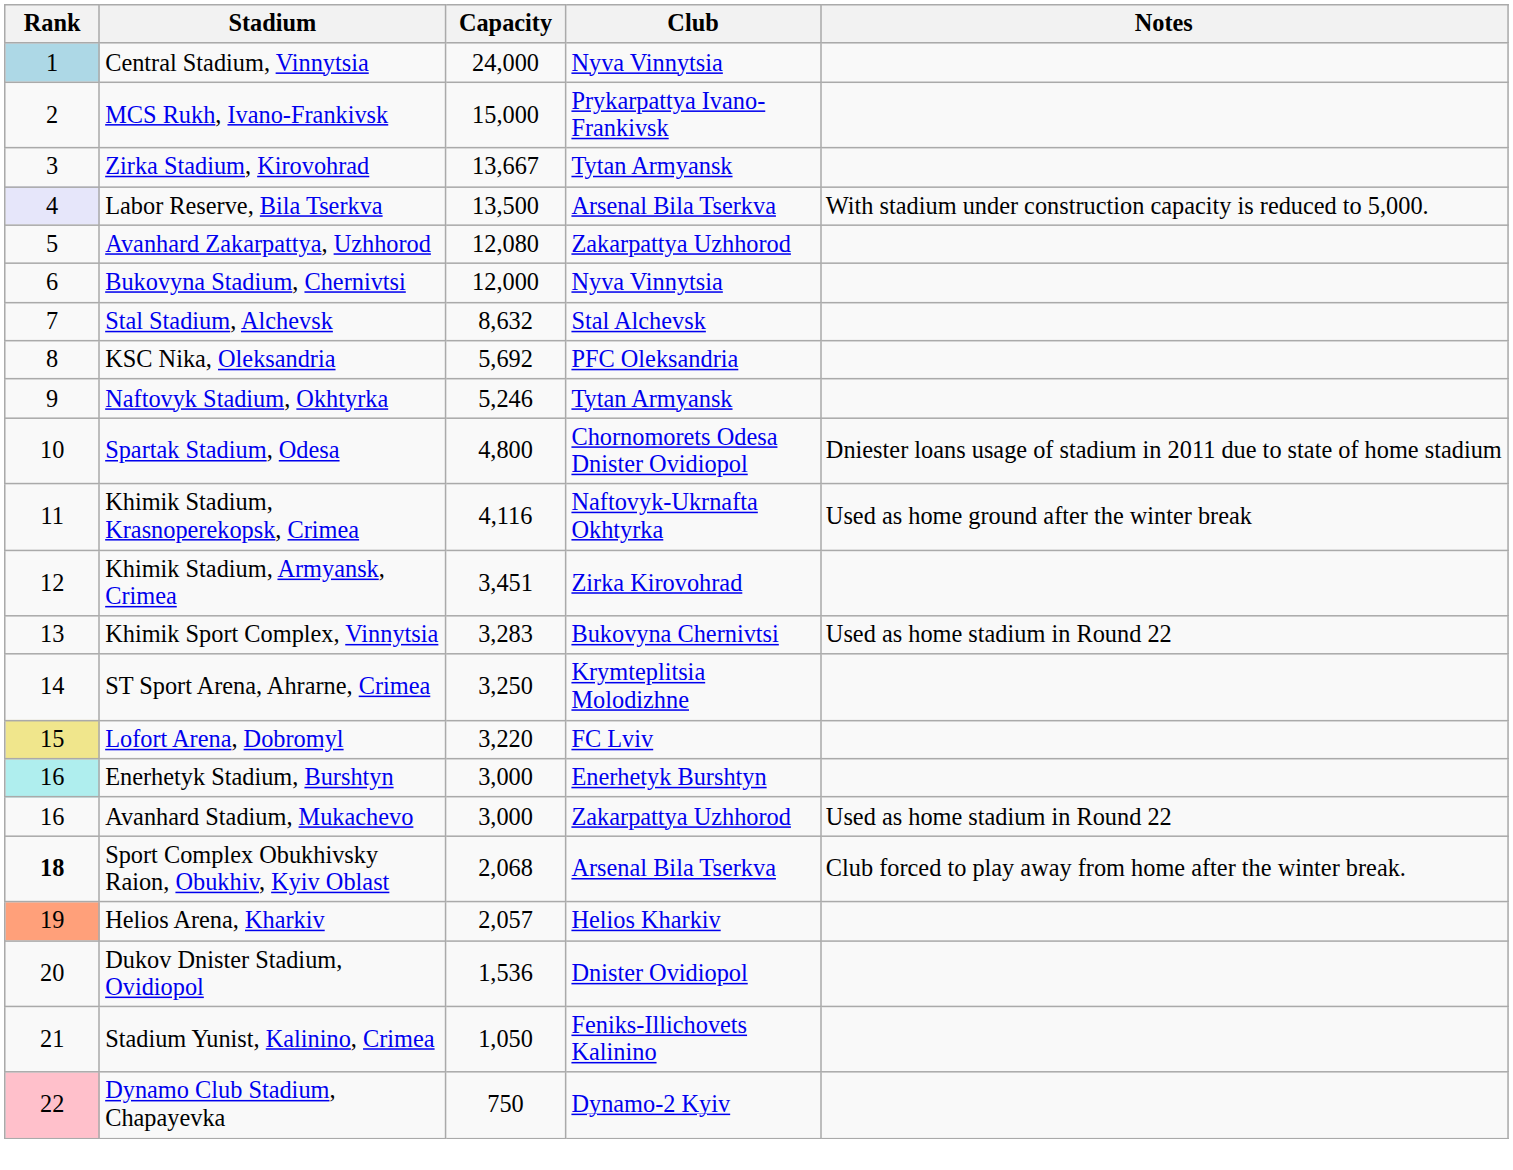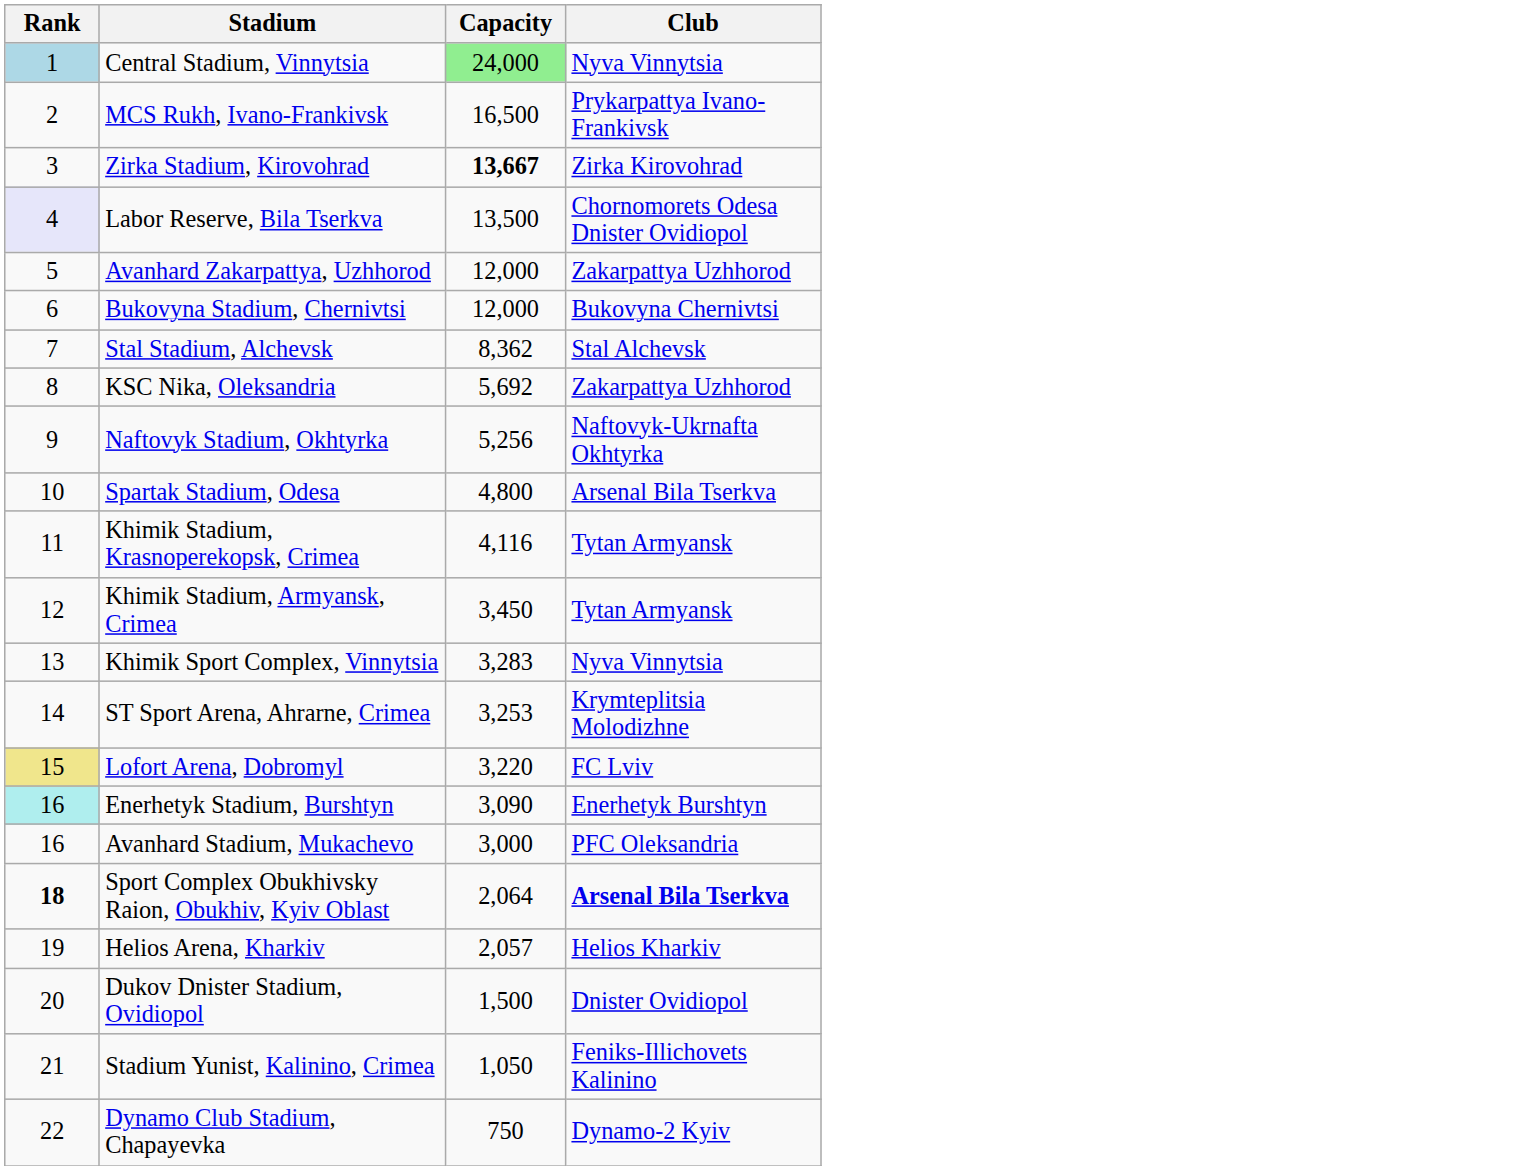- column: (1164, 23)
(506, 62) no background -> (506, 62) lightgreen background
(506, 114) 15,000 -> (506, 114) 16,500
(506, 166) normal -> (506, 166) bold
(652, 166) Tytan Armyansk -> (657, 166) Zirka Kirovohrad
(674, 205) Arsenal Bila Tserkva -> (674, 219) Chornomorets Odesa Dnister Ovidiopol
(506, 243) 12,080 -> (506, 271) 12,000
(647, 282) Nyva Vinnytsia -> (675, 309) Bukovyna Chernivtsi
(506, 321) 8,632 -> (506, 348) 8,362
(655, 359) PFC Oleksandria -> (681, 387) Zakarpattya Uzhhorod
(506, 398) 5,246 -> (506, 439) 5,256
(652, 398) Tytan Armyansk -> (665, 439) Naftovyk-Ukrnafta Okhtyrka
(674, 450) Chornomorets Odesa Dnister Ovidiopol -> (674, 491) Arsenal Bila Tserkva
(665, 516) Naftovyk-Ukrnafta Okhtyrka -> (652, 543) Tytan Armyansk
(506, 582) 3,451 -> (506, 609) 3,450
(657, 582) Zirka Kirovohrad -> (652, 609) Tytan Armyansk
(675, 634) Bukovyna Chernivtsi -> (647, 661) Nyva Vinnytsia
(506, 686) 3,250 -> (506, 714) 3,253
(506, 777) 3,000 -> (506, 805) 3,090
(681, 816) Zakarpattya Uzhhorod -> (655, 843) PFC Oleksandria
(506, 868) 2,068 -> (506, 895) 2,064
(674, 868) normal -> (680, 895) bold
(52, 920) lightsalmon background -> (52, 948) no background
(506, 973) 1,536 -> (506, 1000) 1,500
(52, 1104) pink background -> (52, 1132) no background
